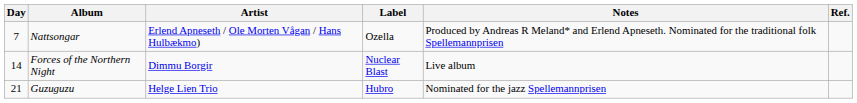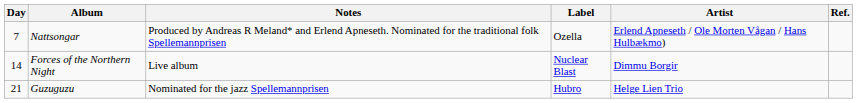columns swapped: (254, 13) <-> (626, 13)
